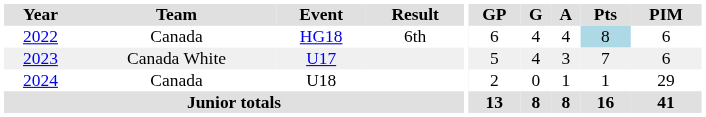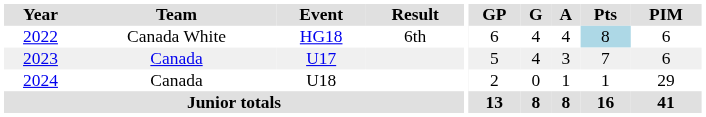(177, 36) Canada -> (177, 36) Canada White
(177, 58) Canada White -> (177, 58) Canada
